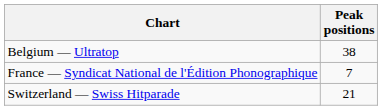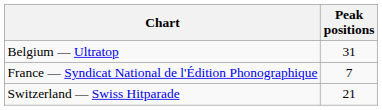(349, 51) 38 -> (349, 51) 31
